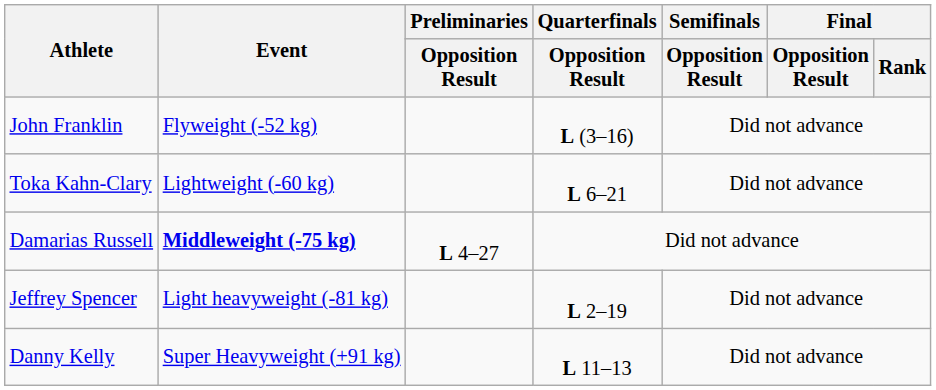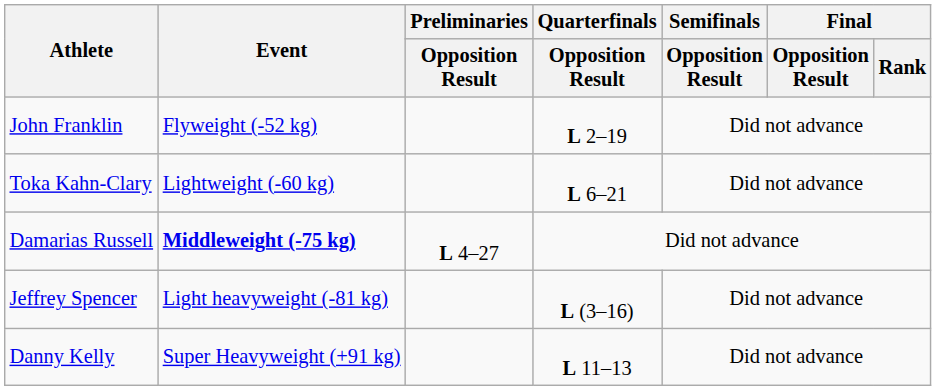(597, 137) L (3–16) -> (597, 137) L 2–19
(597, 311) L 2–19 -> (597, 311) L (3–16)
